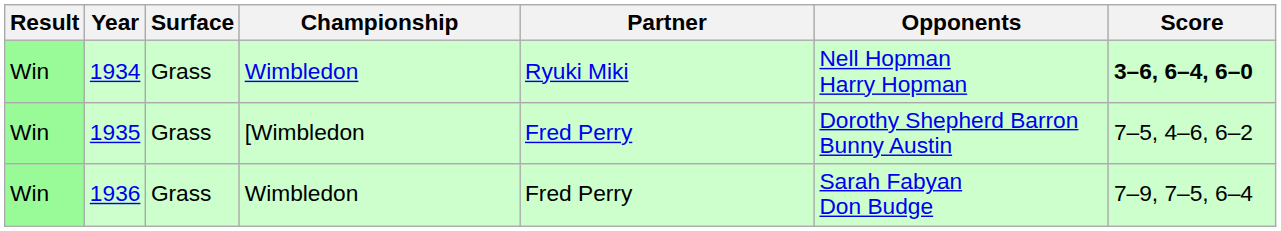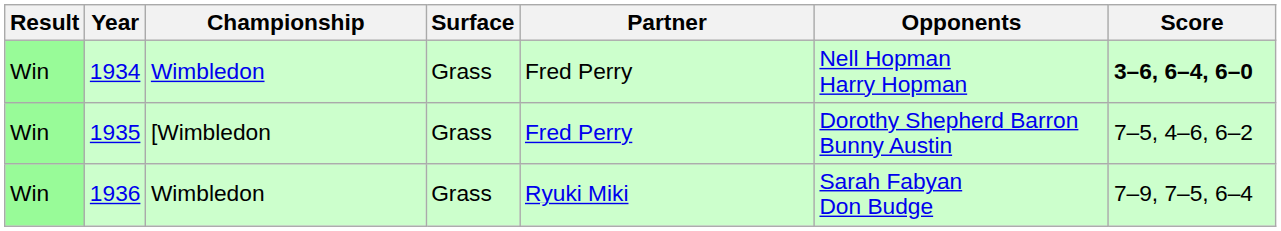columns swapped: (380, 22) <-> (193, 22)
(577, 71) Ryuki Miki -> (579, 71) Fred Perry
(579, 194) Fred Perry -> (577, 194) Ryuki Miki
